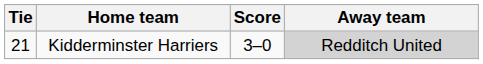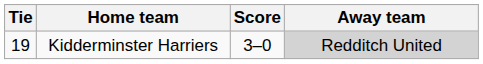(21, 44) 21 -> (21, 44) 19
